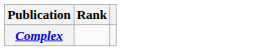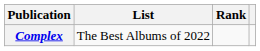+ column: (143, 14)
